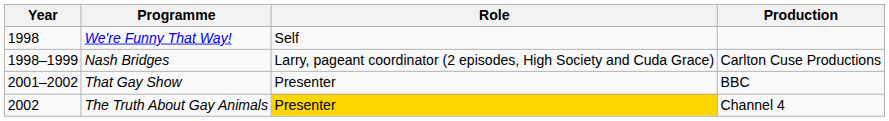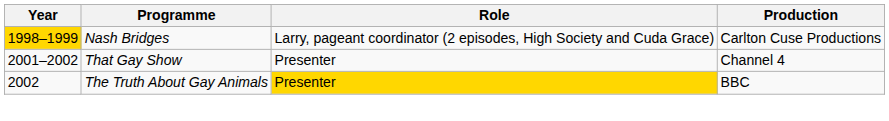- row: (158, 37)
(43, 60) no background -> (43, 37) gold background
(735, 82) BBC -> (753, 60) Channel 4
(753, 104) Channel 4 -> (735, 82) BBC
